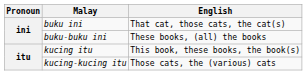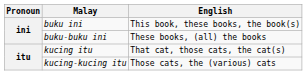(208, 24) That cat, those cats, the cat(s) -> (215, 24) This book, these books, the book(s)
(215, 50) This book, these books, the book(s) -> (208, 50) That cat, those cats, the cat(s)
